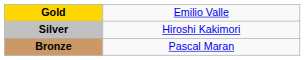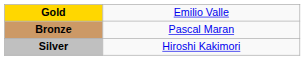rows swapped: (53, 30) <-> (53, 47)
